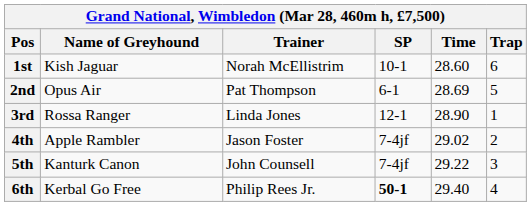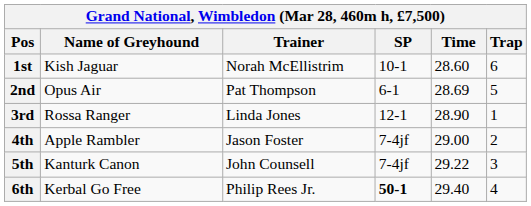(452, 139) 29.02 -> (452, 139) 29.00
